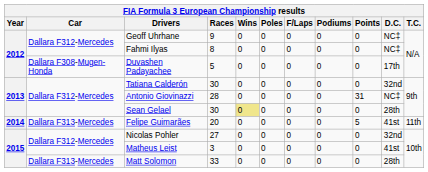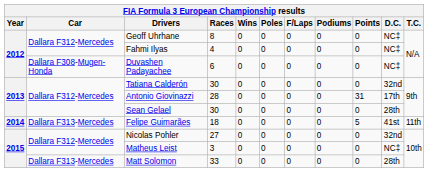(212, 36) 9 -> (212, 36) 8
(212, 49) 8 -> (212, 49) 4
(212, 66) 5 -> (212, 66) 6
(392, 66) 17th -> (392, 66) NC‡
(392, 97) NC‡ -> (392, 97) 17th
(240, 109) khaki background -> (240, 109) no background
(214, 122) 20 -> (214, 122) 18
(392, 148) 41st -> (392, 148) NC‡
